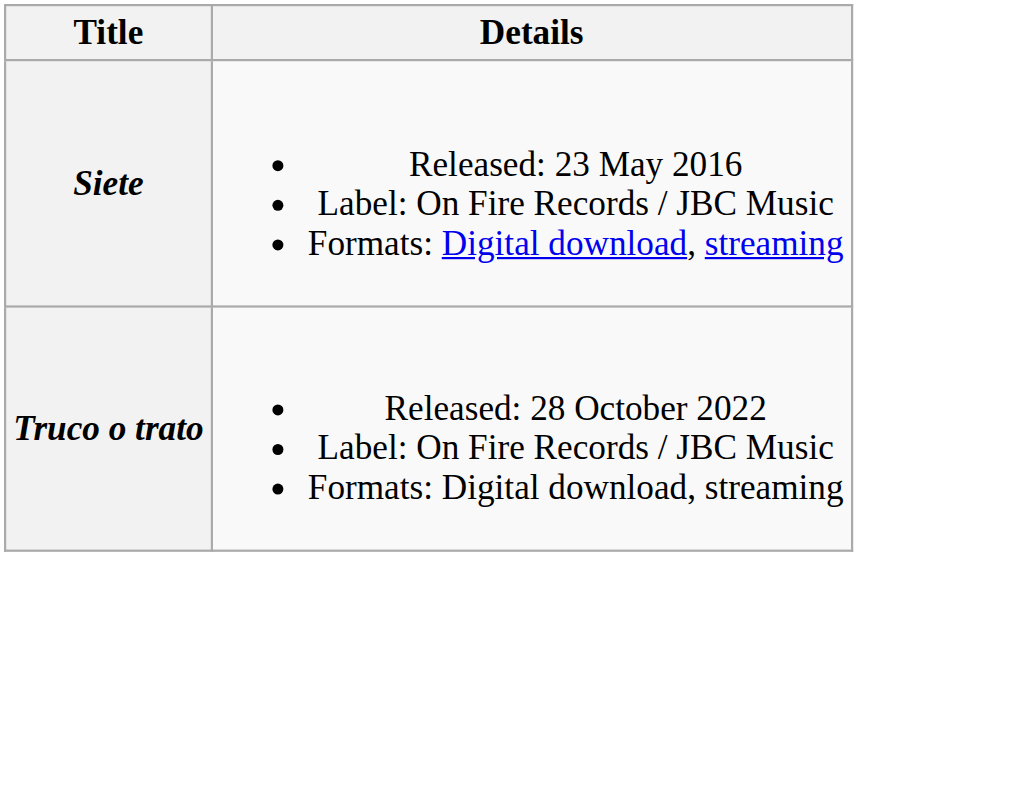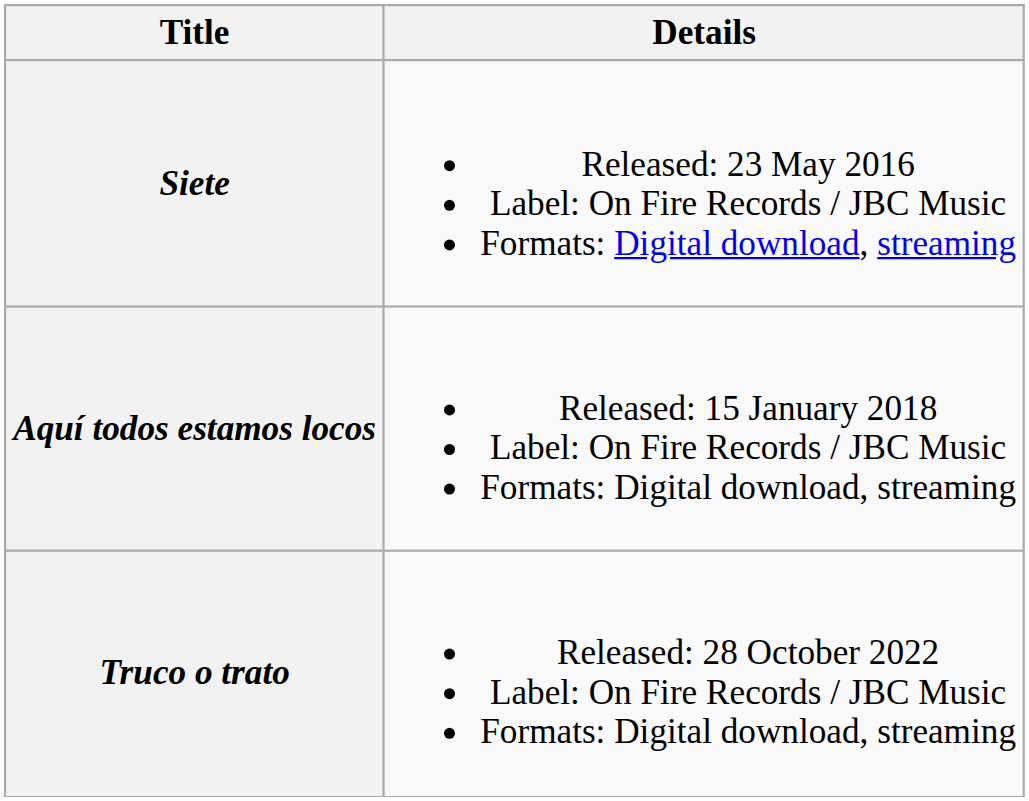+ row: (195, 427)
